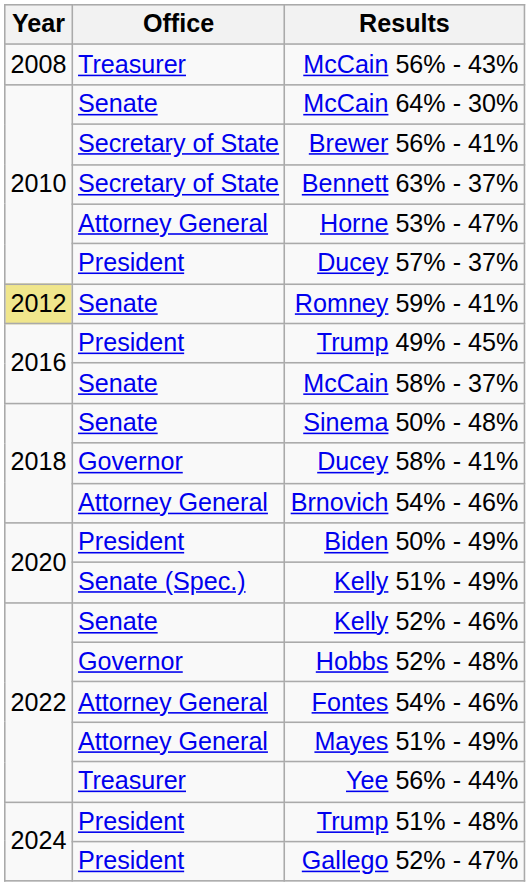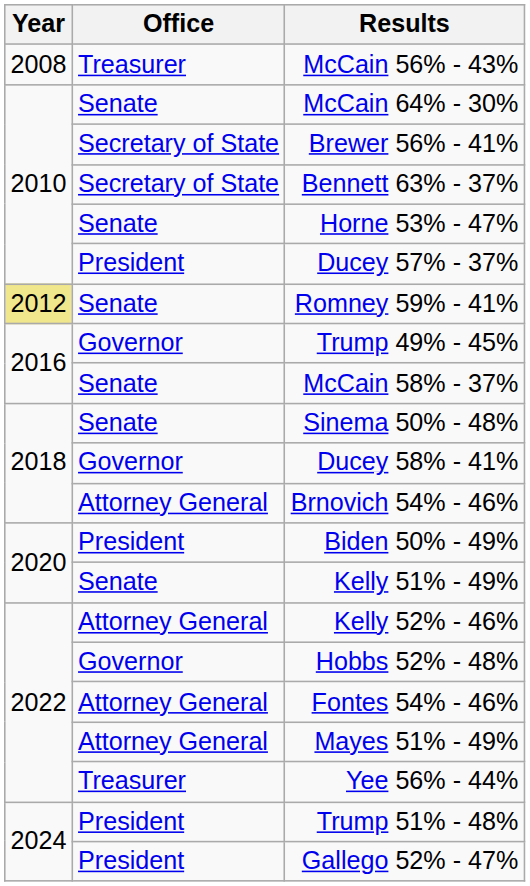(173, 223) Attorney General -> (118, 223) Senate
(131, 343) President -> (130, 343) Governor
(162, 582) Senate (Spec.) -> (118, 582) Senate
(118, 622) Senate -> (173, 622) Attorney General
